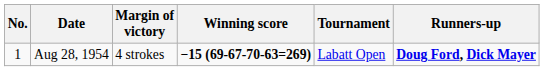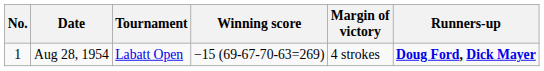columns swapped: (354, 24) <-> (145, 24)
(246, 54) bold -> (259, 54) normal
